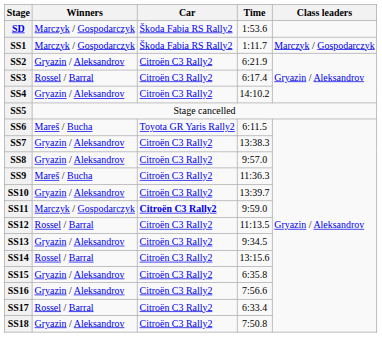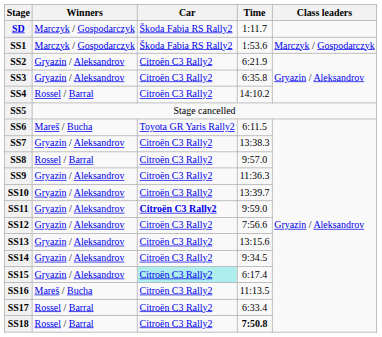(255, 28) 1:53.6 -> (255, 28) 1:11.7
(255, 45) 1:11.7 -> (255, 45) 1:53.6
(64, 77) Rossel / Barral -> (79, 77) Gryazin / Aleksandrov
(255, 77) 6:17.4 -> (255, 77) 6:35.8
(79, 94) Gryazin / Aleksandrov -> (64, 94) Rossel / Barral
(79, 159) Gryazin / Aleksandrov -> (64, 159) Rossel / Barral
(64, 176) Mareš / Bucha -> (79, 176) Gryazin / Aleksandrov
(85, 208) Marczyk / Gospodarczyk -> (79, 208) Gryazin / Aleksandrov
(64, 225) Rossel / Barral -> (79, 225) Gryazin / Aleksandrov
(255, 225) 11:13.5 -> (255, 225) 7:56.6
(255, 241) 9:34.5 -> (255, 241) 13:15.6
(64, 257) Rossel / Barral -> (79, 257) Gryazin / Aleksandrov
(255, 257) 13:15.6 -> (255, 257) 9:34.5
(176, 274) no background -> (176, 274) paleturquoise background
(255, 274) 6:35.8 -> (255, 274) 6:17.4
(79, 290) Gryazin / Aleksandrov -> (64, 290) Mareš / Bucha
(255, 290) 7:56.6 -> (255, 290) 11:13.5
(79, 323) Gryazin / Aleksandrov -> (64, 323) Rossel / Barral
(255, 323) normal -> (255, 323) bold
